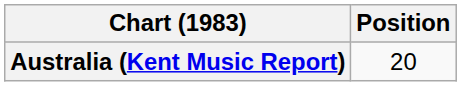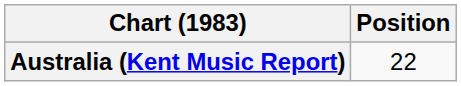(403, 61) 20 -> (403, 61) 22
